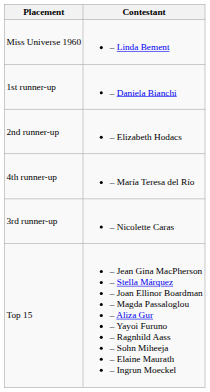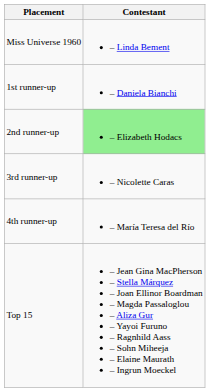(144, 137) no background -> (144, 137) lightgreen background
rows swapped: (32, 221) <-> (32, 176)
